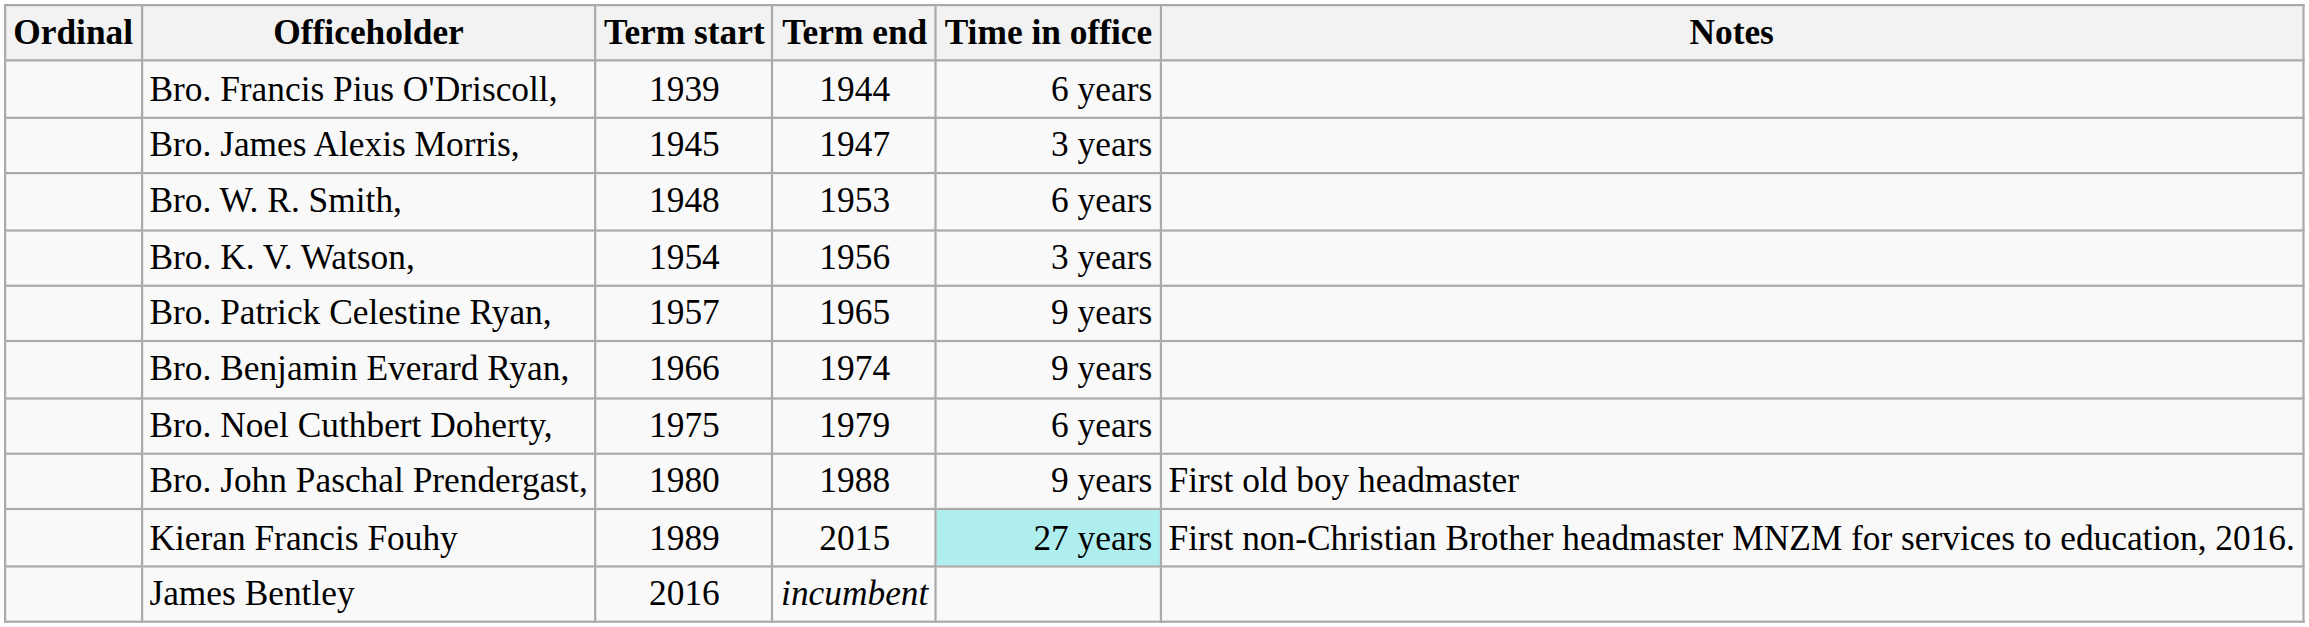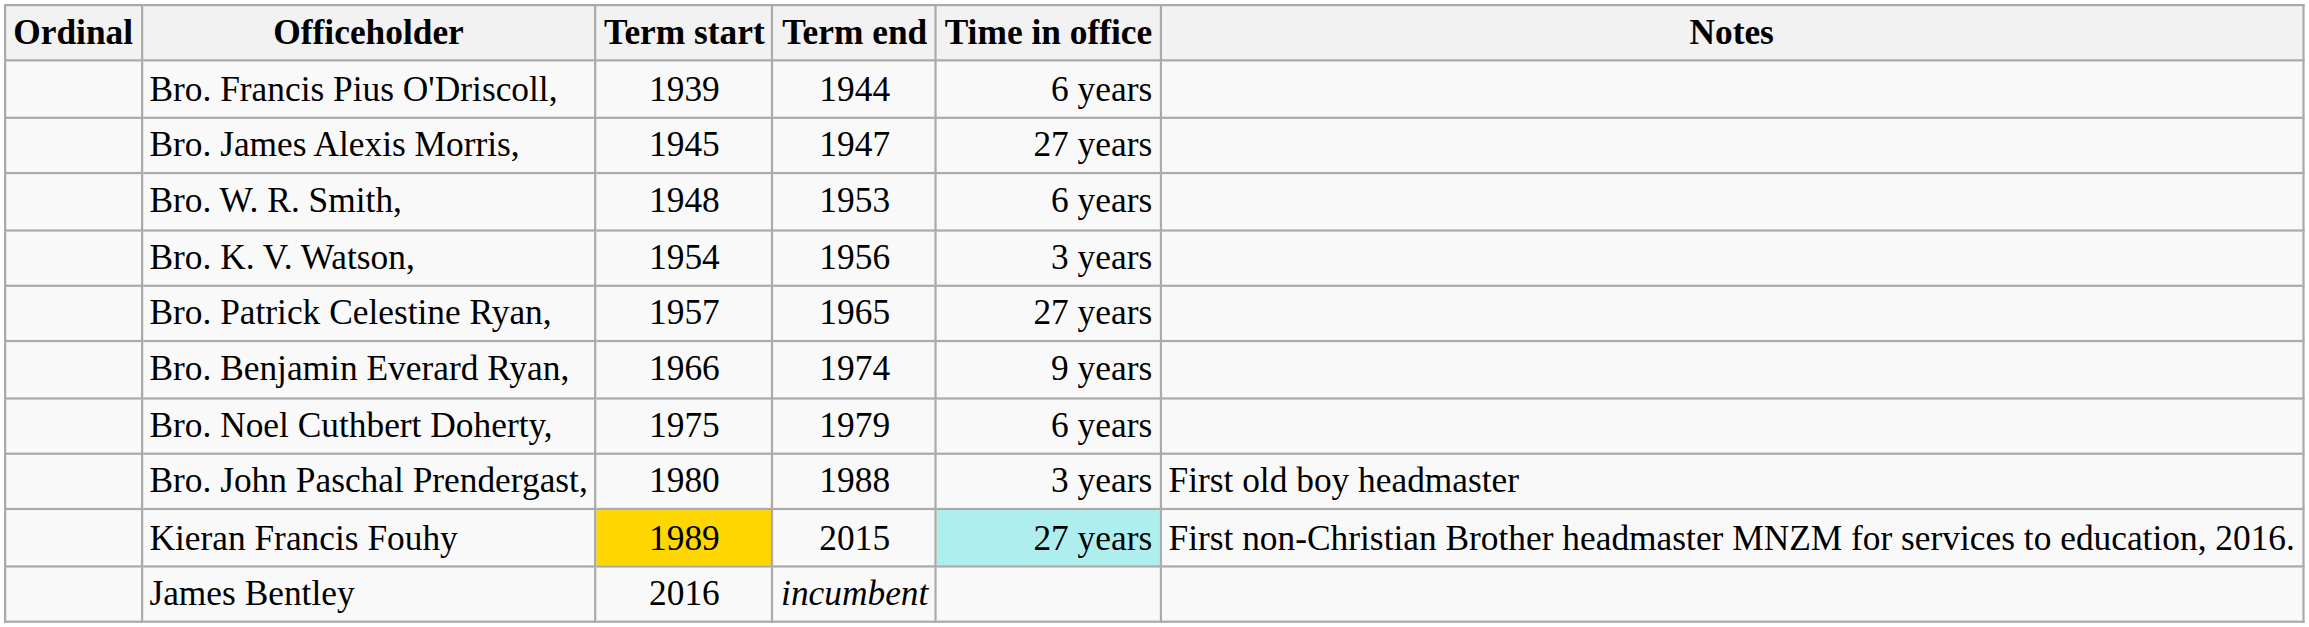(1102, 144) 3 years -> (1093, 144) 27 years
(1102, 312) 9 years -> (1093, 312) 27 years
(1102, 481) 9 years -> (1102, 481) 3 years
(684, 537) no background -> (684, 537) gold background
